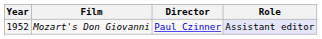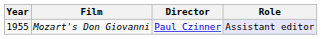(18, 27) 1952 -> (18, 27) 1955
